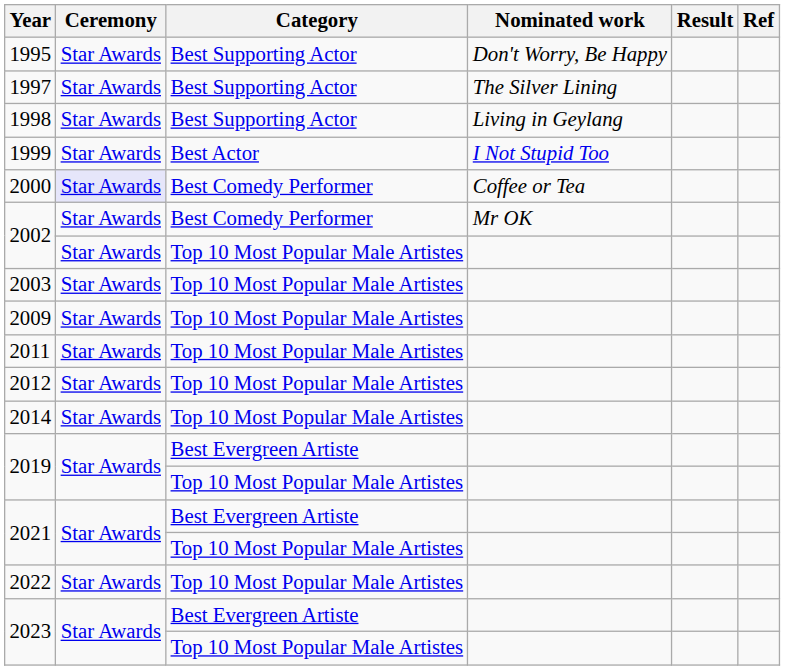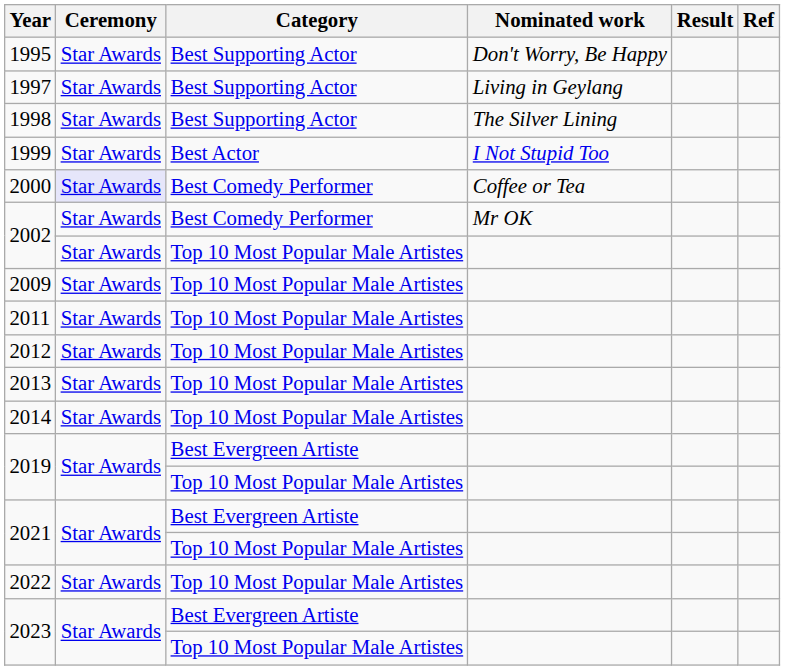(545, 86) The Silver Lining -> (548, 86) Living in Geylang
(548, 119) Living in Geylang -> (545, 119) The Silver Lining
- row: (30, 284)
+ row: (30, 383)
